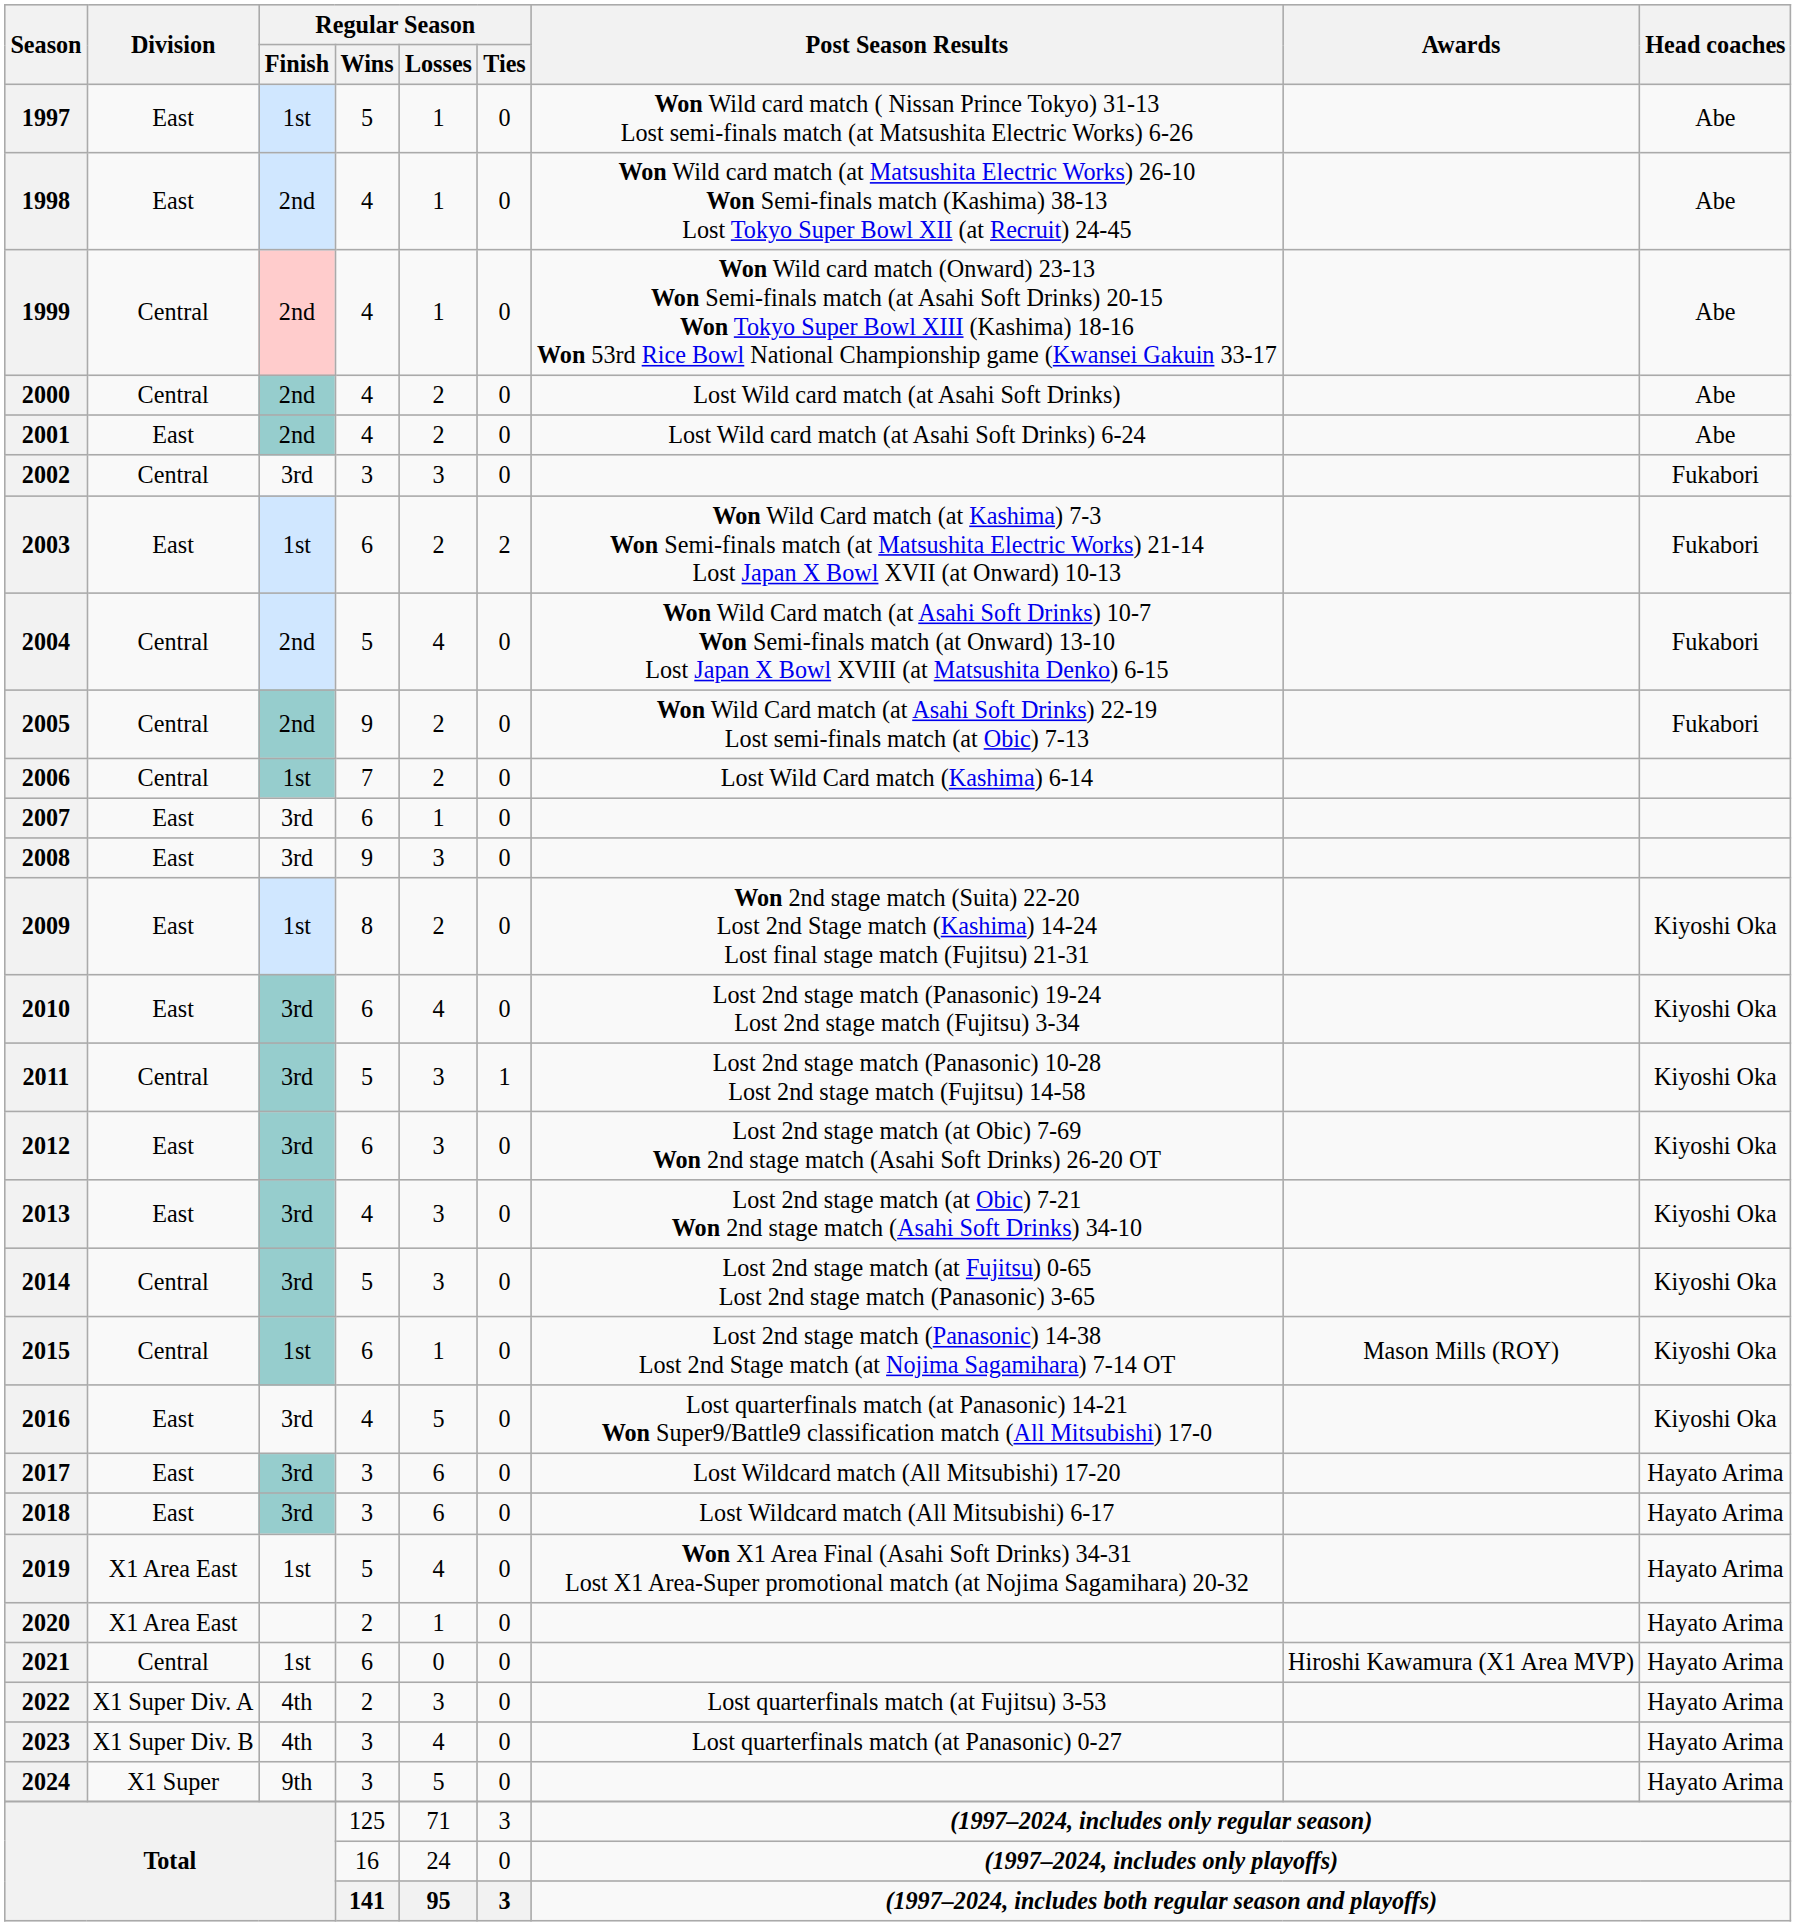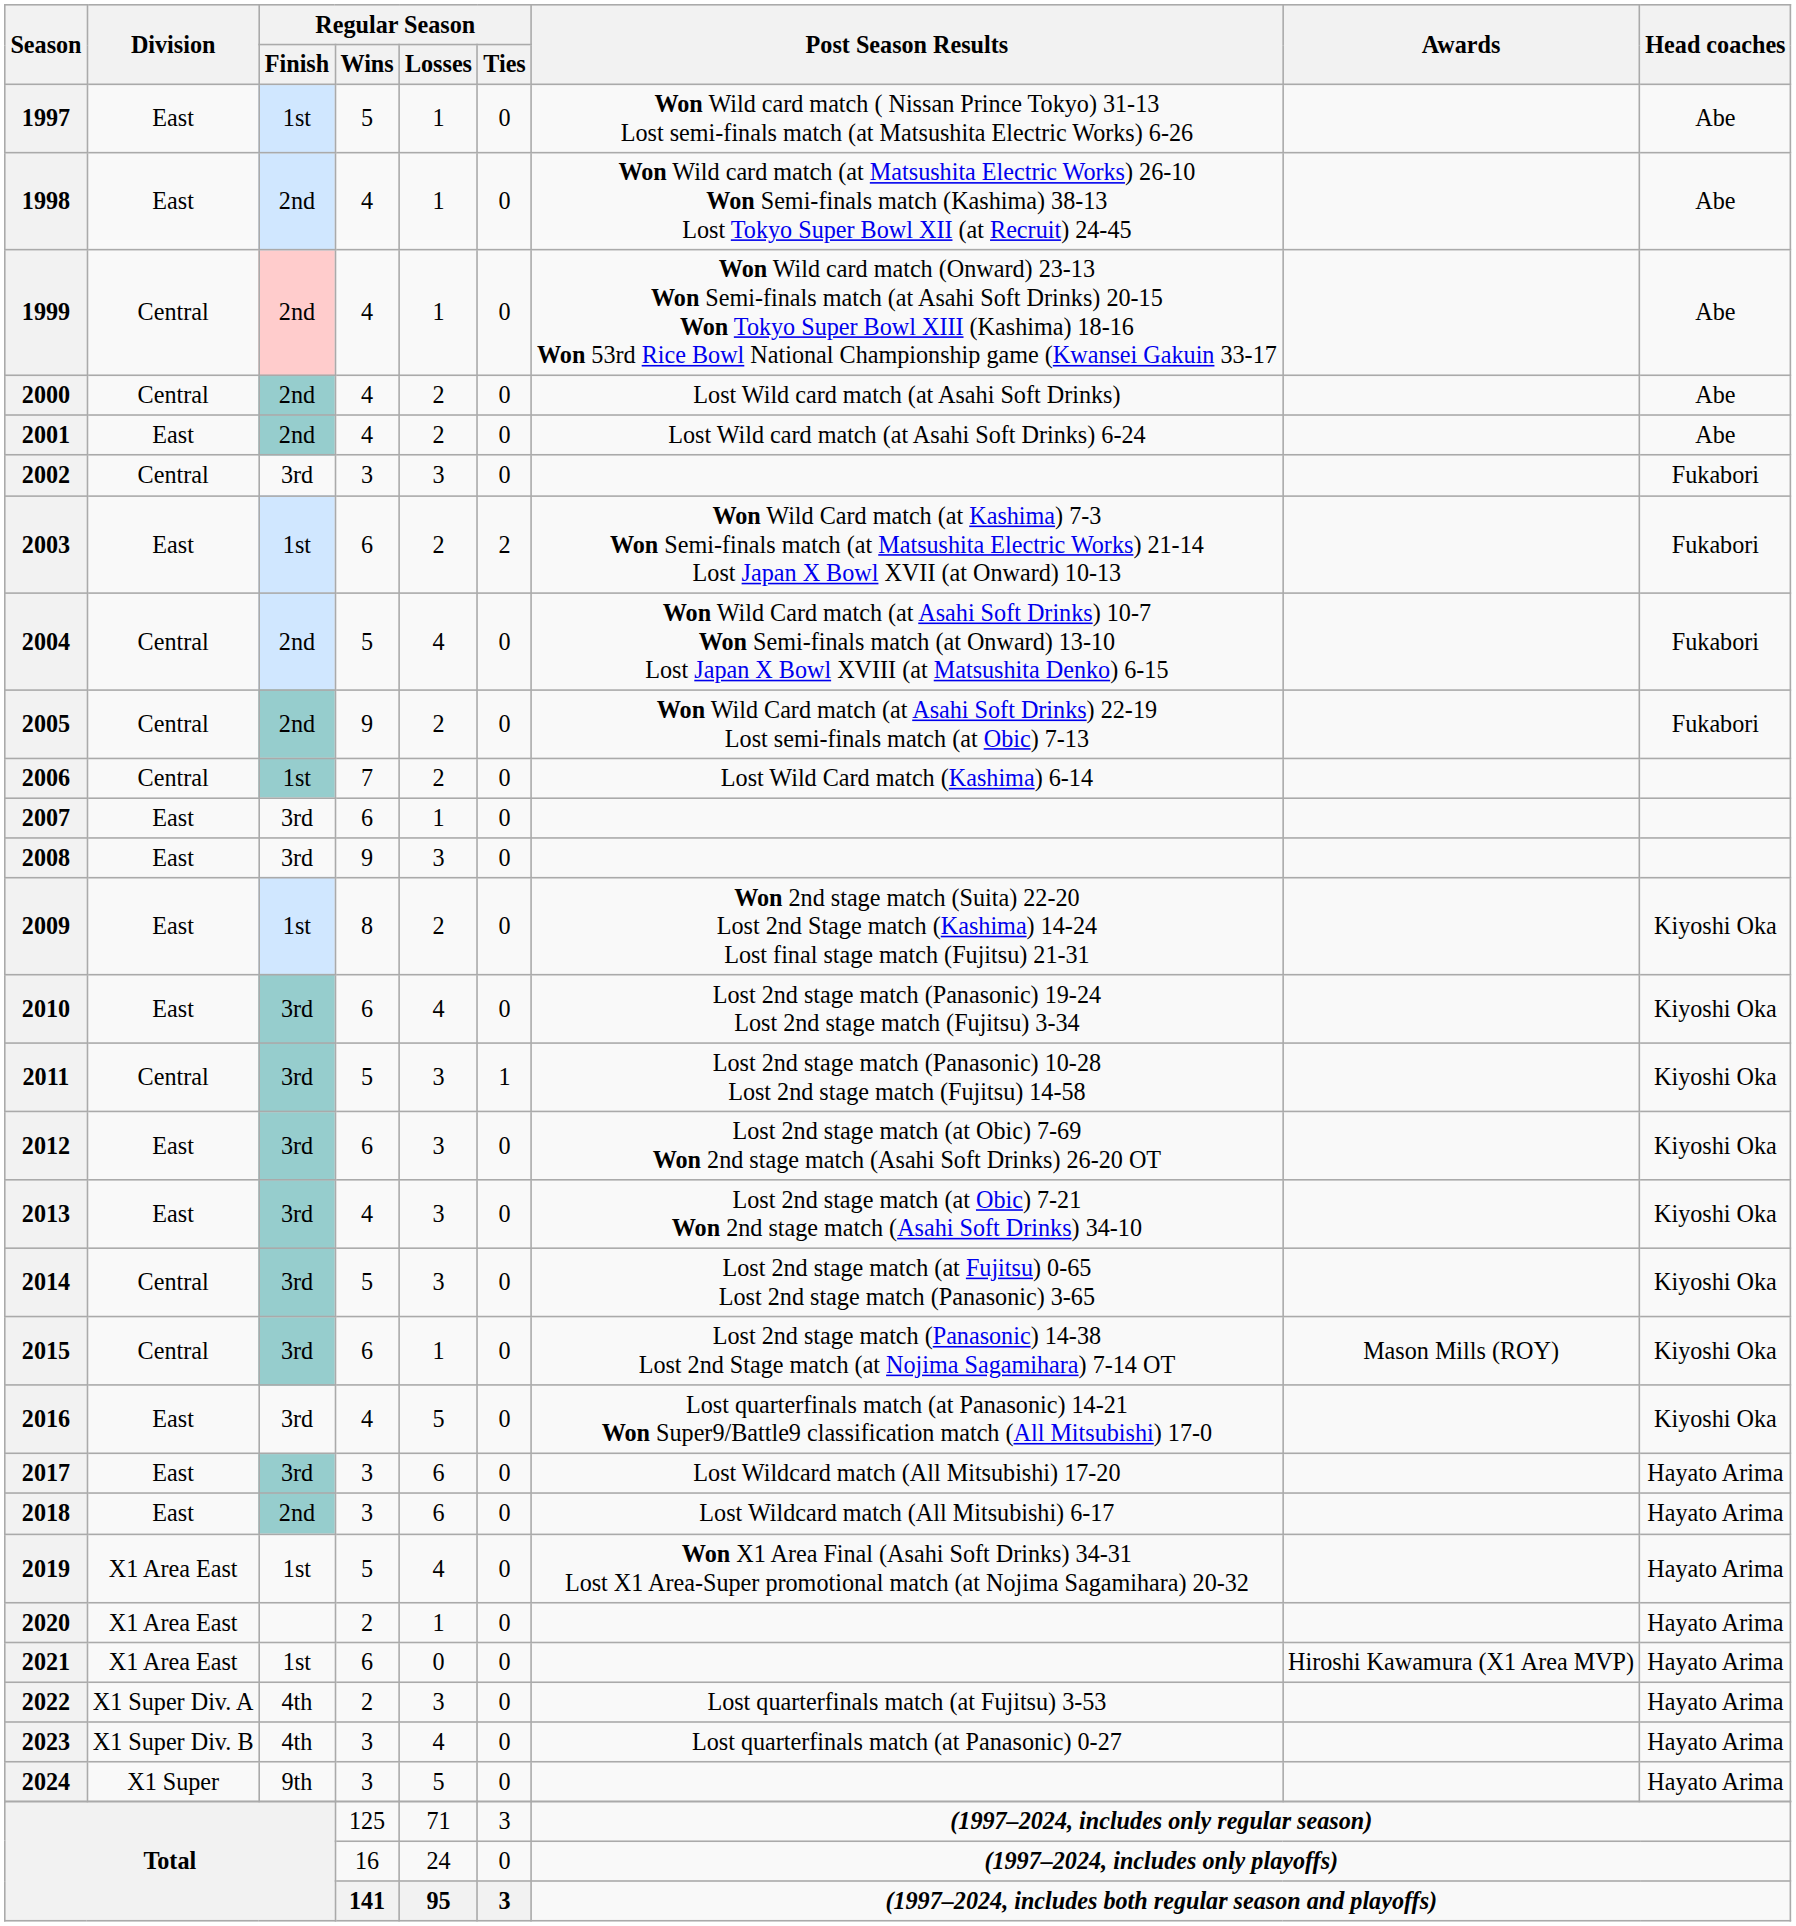(297, 1351) 1st -> (297, 1351) 3rd
(297, 1513) 3rd -> (297, 1513) 2nd
(173, 1661) Central -> (173, 1661) X1 Area East
